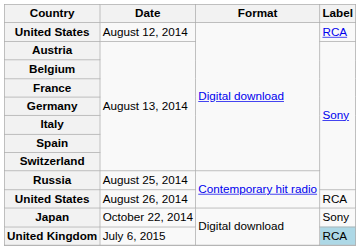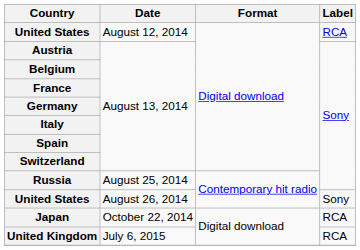(335, 198) RCA -> (336, 198) Sony
(336, 217) Sony -> (335, 217) RCA
(335, 236) lightblue background -> (335, 236) no background
